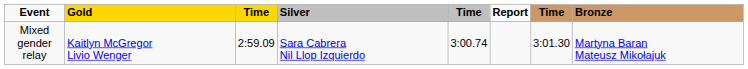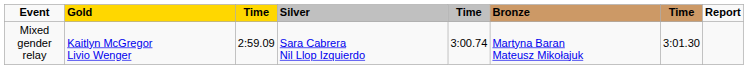columns swapped: (594, 13) <-> (510, 13)
